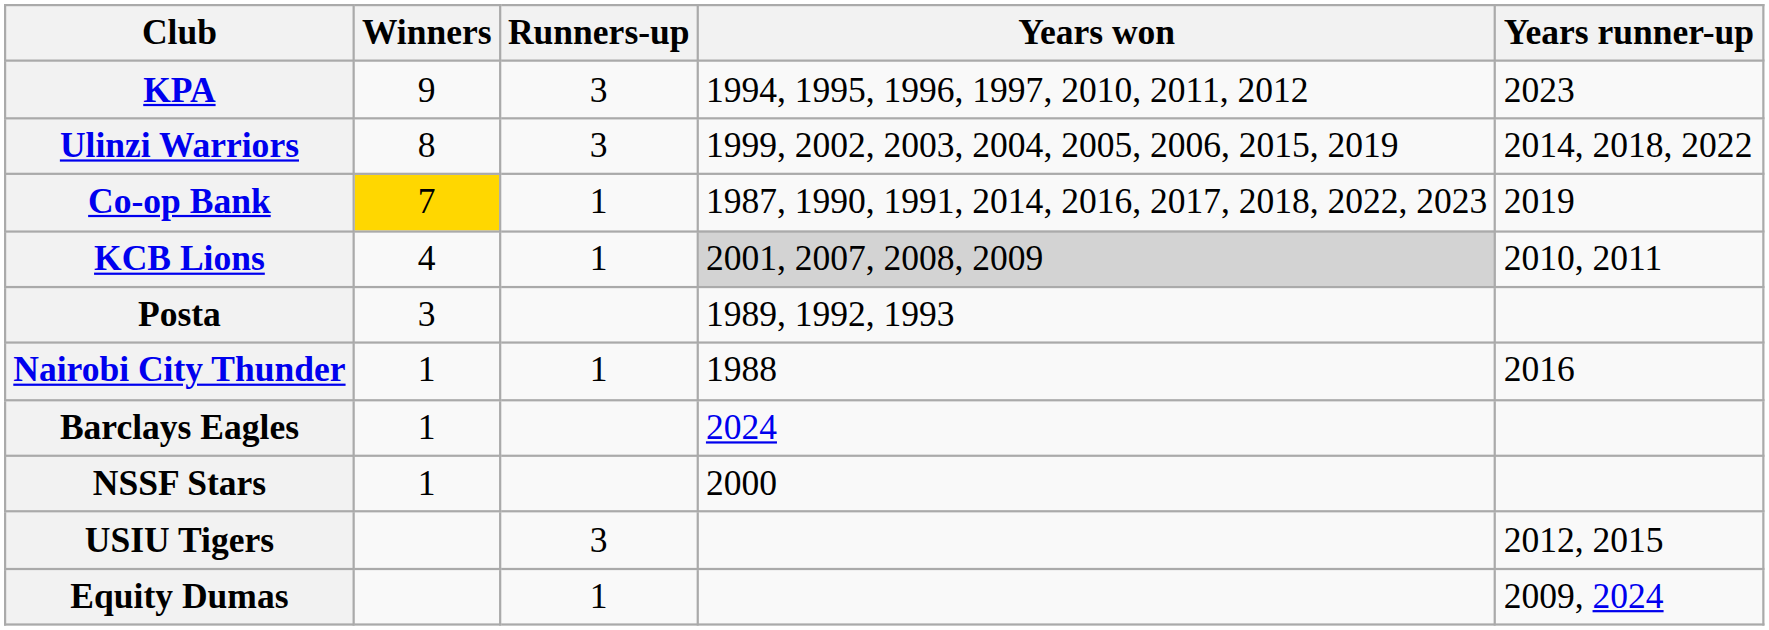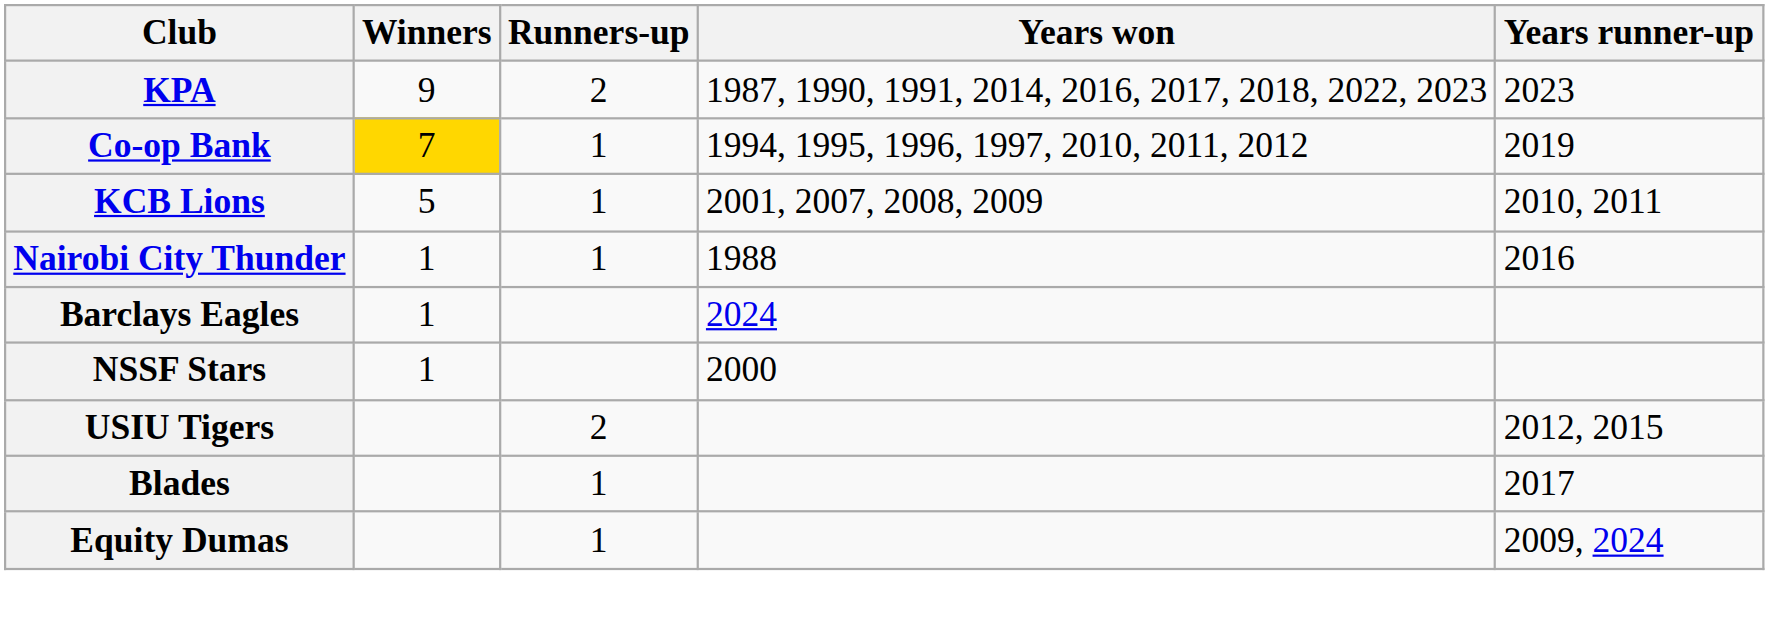(599, 88) 3 -> (599, 88) 2
(1007, 88) 1994, 1995, 1996, 1997, 2010, 2011, 2012 -> (1097, 88) 1987, 1990, 1991, 2014, 2016, 2017, 2018, 2022, 2023
- row: (179, 145)
(1097, 201) 1987, 1990, 1991, 2014, 2016, 2017, 2018, 2022, 2023 -> (1007, 145) 1994, 1995, 1996, 1997, 2010, 2011, 2012
(427, 257) 4 -> (427, 201) 5
(875, 257) lightgrey background -> (875, 201) no background
- row: (179, 314)
(599, 539) 3 -> (599, 426) 2
+ row: (179, 483)
